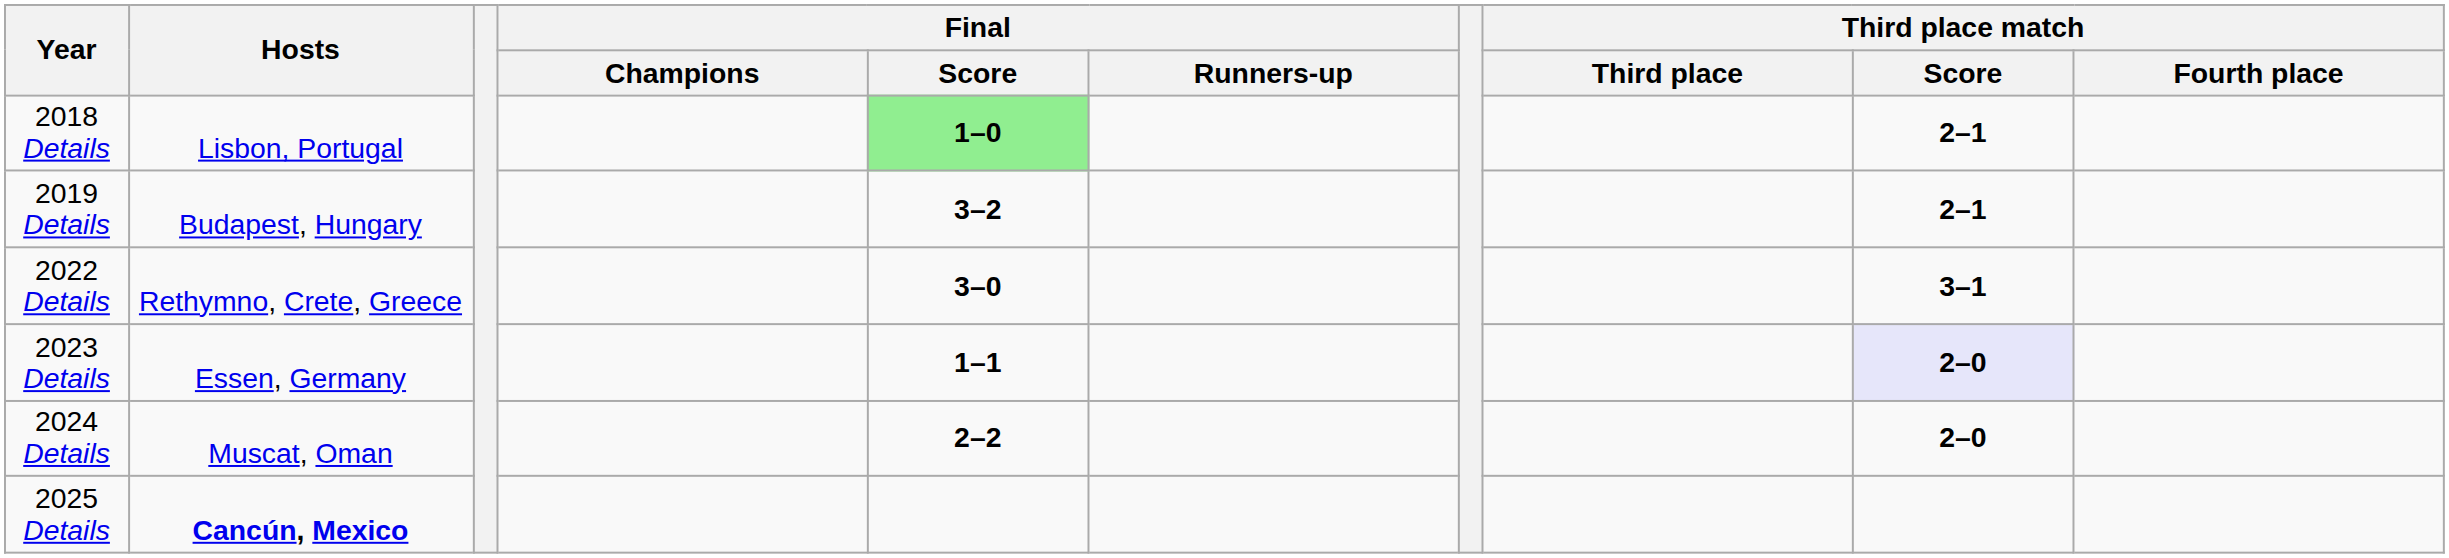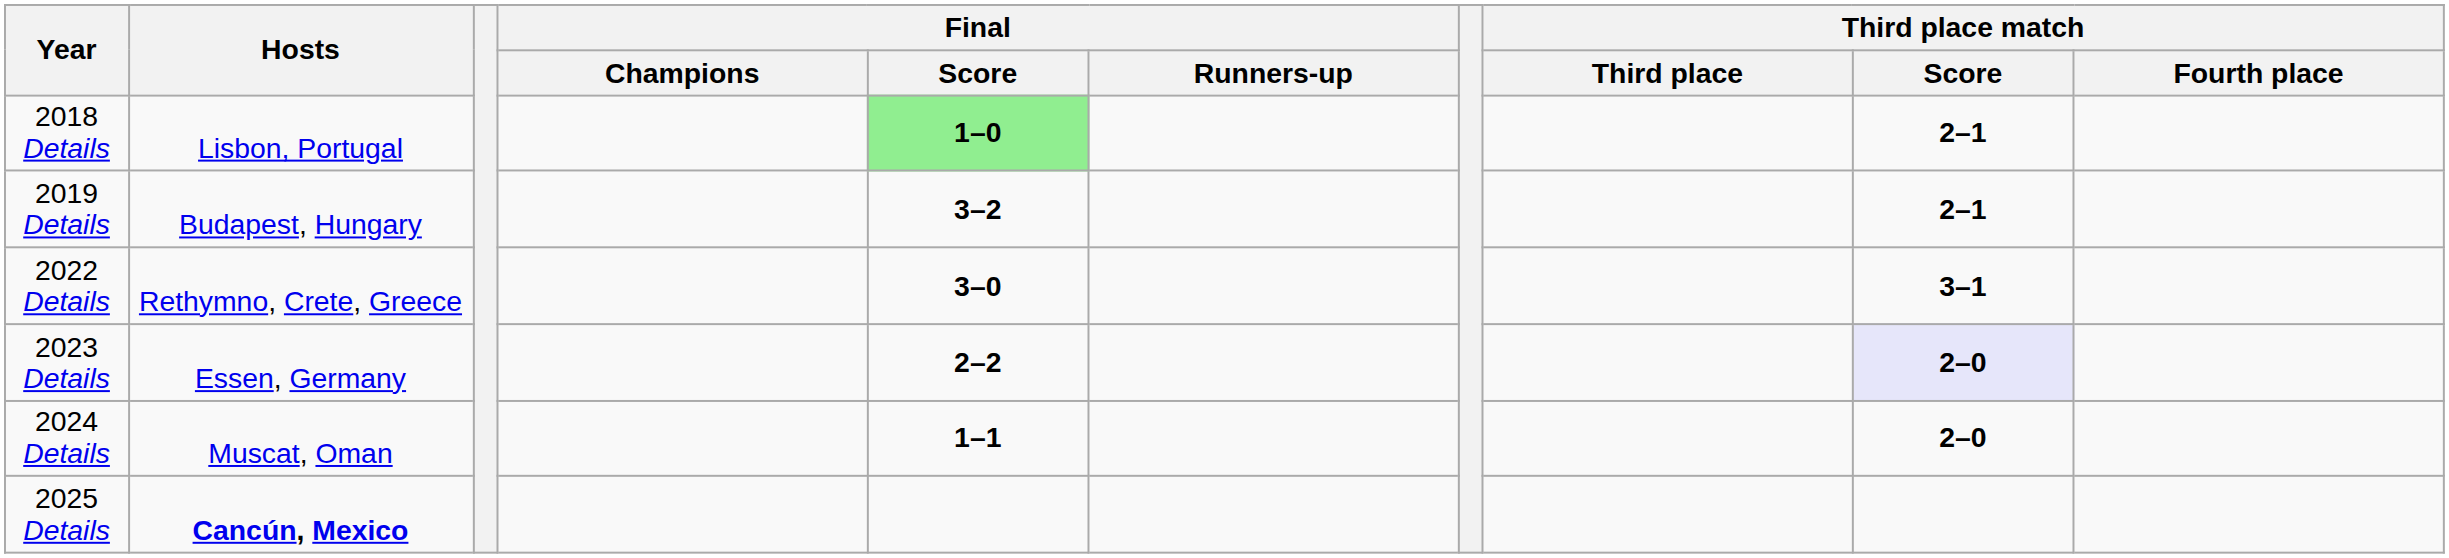(978, 362) 1–1 -> (978, 362) 2–2
(978, 439) 2–2 -> (978, 439) 1–1
